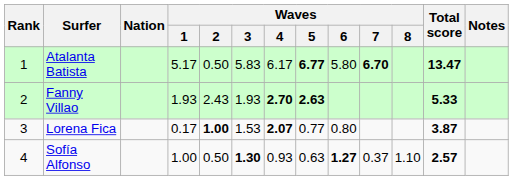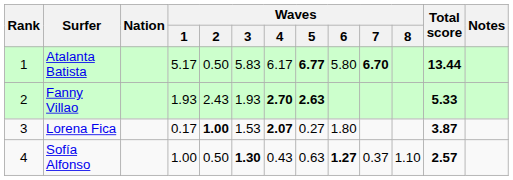(444, 64) 13.47 -> (444, 64) 13.44
(312, 129) 0.77 -> (312, 129) 0.27
(344, 129) 0.80 -> (344, 129) 1.80
(280, 157) 0.93 -> (280, 157) 0.43
